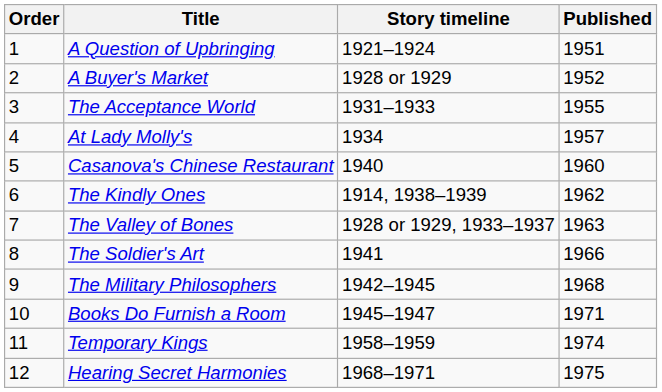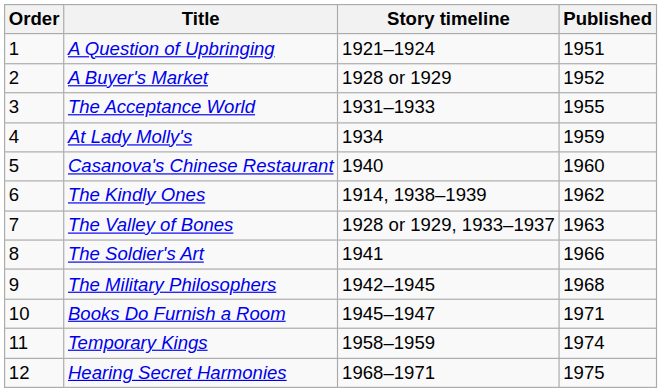(584, 136) 1957 -> (584, 136) 1959
